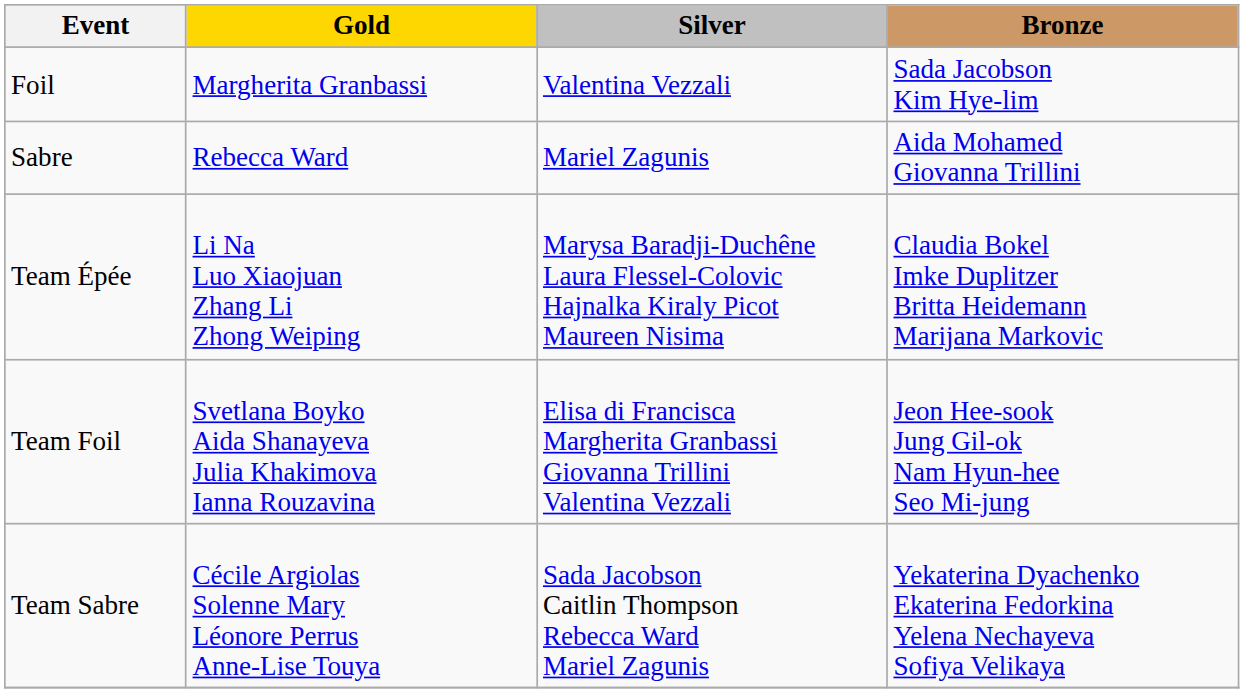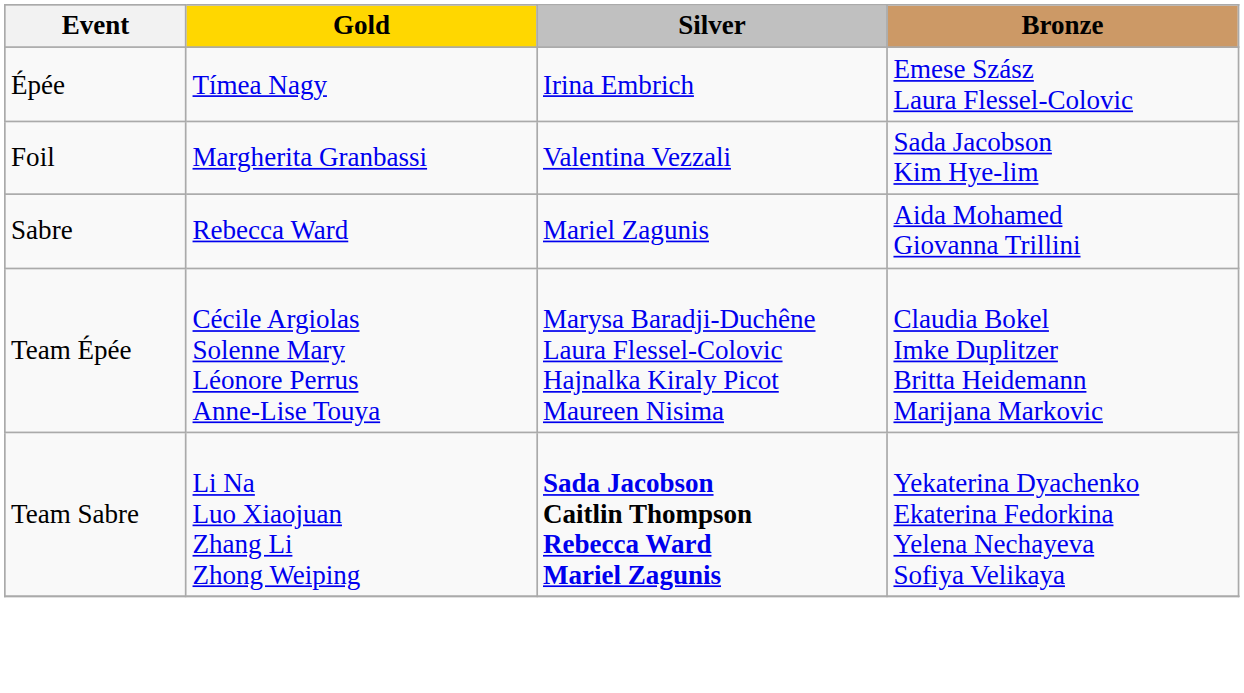+ row: (38, 84)
(276, 291) Li Na Luo Xiaojuan Zhang Li Zhong Weiping -> (286, 364) Cécile Argiolas Solenne Mary Léonore Perrus Anne-Lise Touya
- row: (66, 440)
(286, 620) Cécile Argiolas Solenne Mary Léonore Perrus Anne-Lise Touya -> (276, 529) Li Na Luo Xiaojuan Zhang Li Zhong Weiping
(641, 620) normal -> (648, 529) bold
